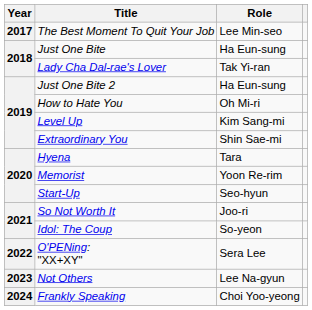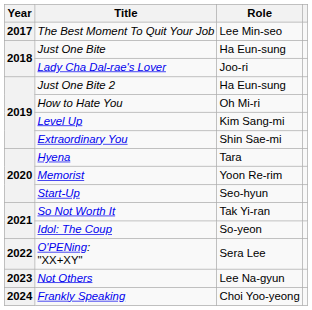(245, 67) Tak Yi-ran -> (234, 67) Joo-ri
(234, 211) Joo-ri -> (245, 211) Tak Yi-ran
